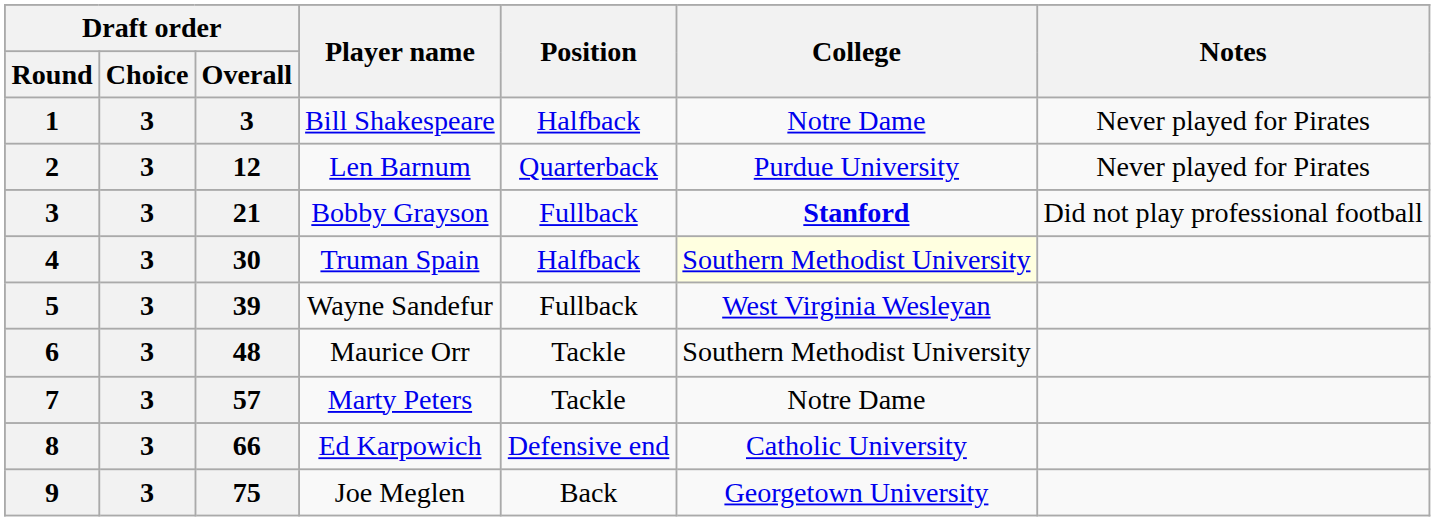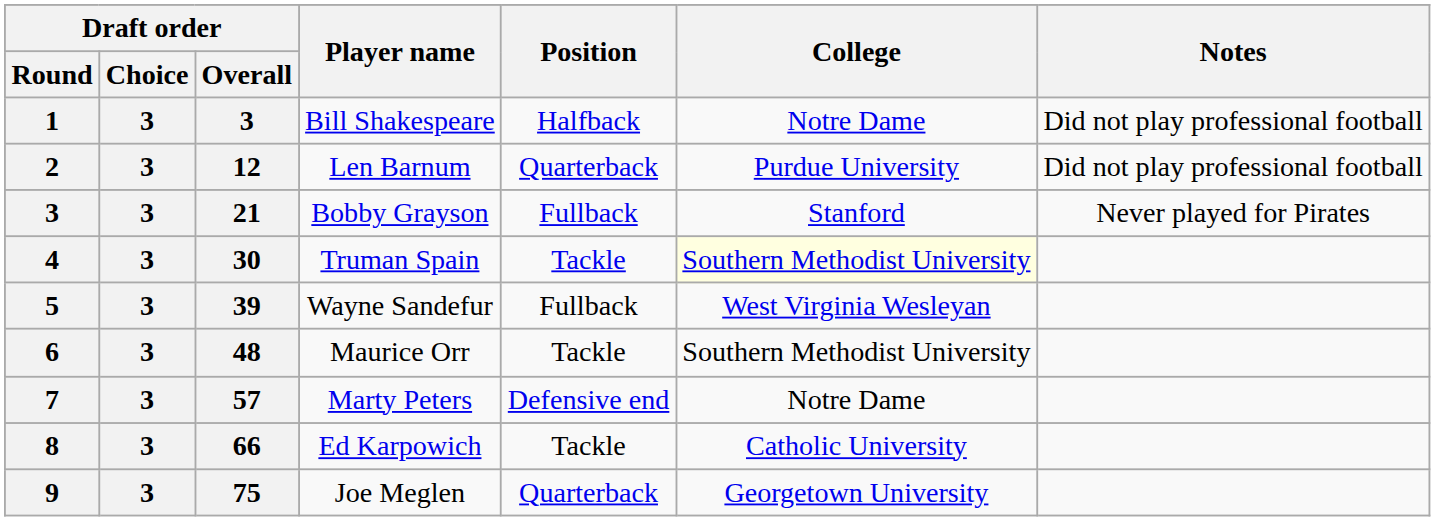(1233, 120) Never played for Pirates -> (1233, 120) Did not play professional football
(1233, 166) Never played for Pirates -> (1233, 166) Did not play professional football
(856, 213) bold -> (856, 213) normal
(1233, 213) Did not play professional football -> (1233, 213) Never played for Pirates
(589, 259) Halfback -> (589, 259) Tackle
(589, 398) Tackle -> (589, 398) Defensive end
(589, 445) Defensive end -> (589, 445) Tackle
(589, 491) Back -> (589, 491) Quarterback
